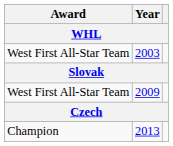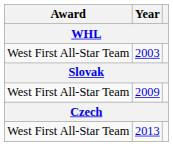(33, 131) Champion -> (68, 131) West First All-Star Team
